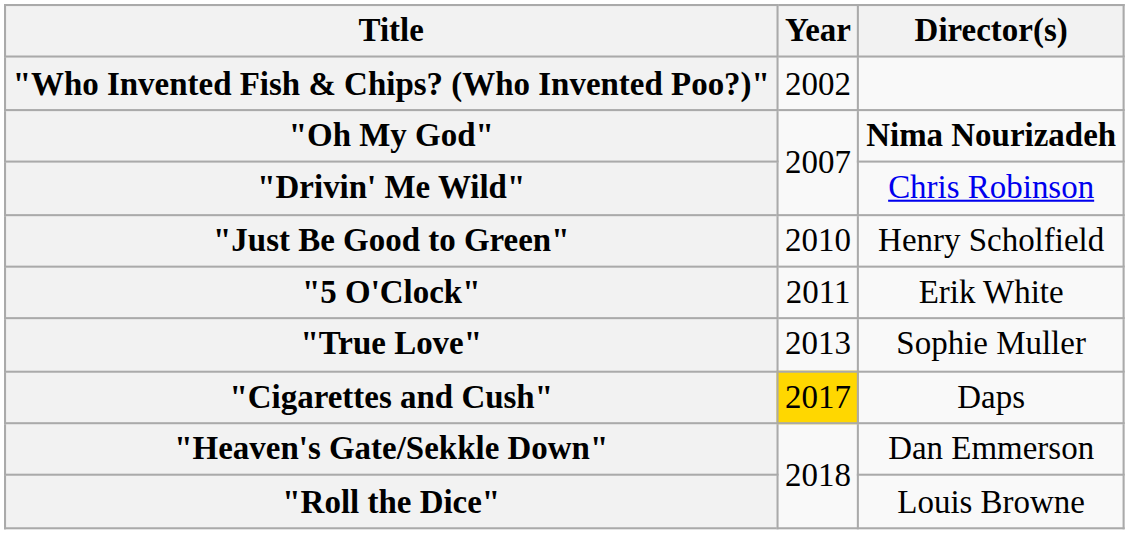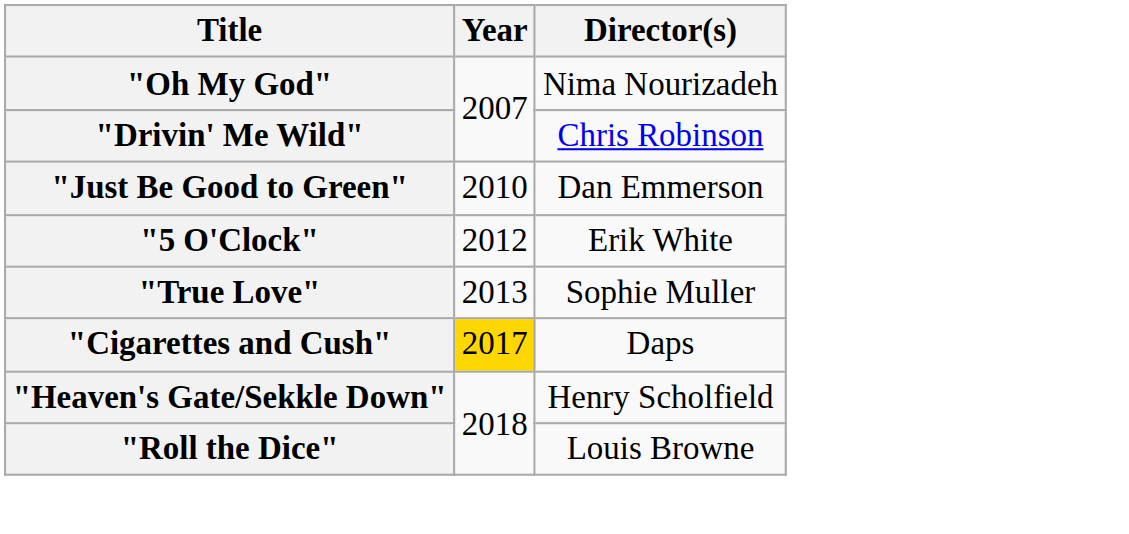- row: (391, 82)
(991, 135) bold -> (660, 82) normal
(991, 239) Henry Scholfield -> (660, 187) Dan Emmerson
(818, 291) 2011 -> (495, 239) 2012
(991, 448) Dan Emmerson -> (660, 396) Henry Scholfield
